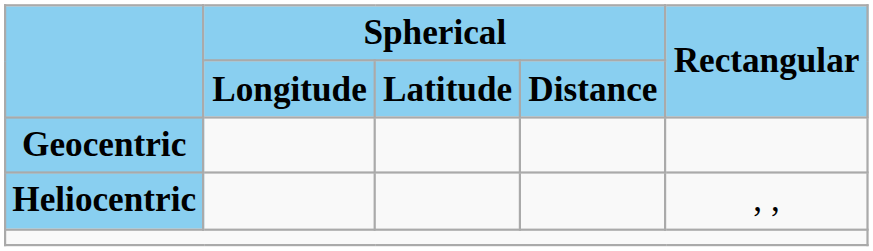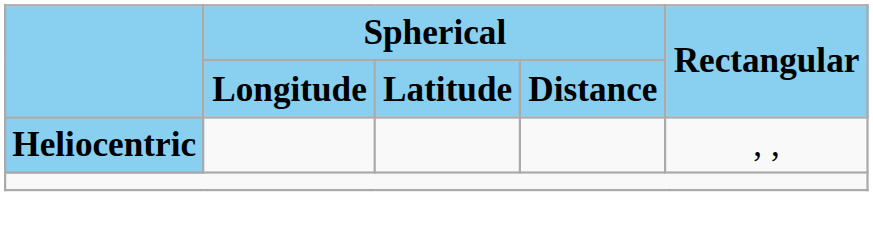- row: (104, 144)
